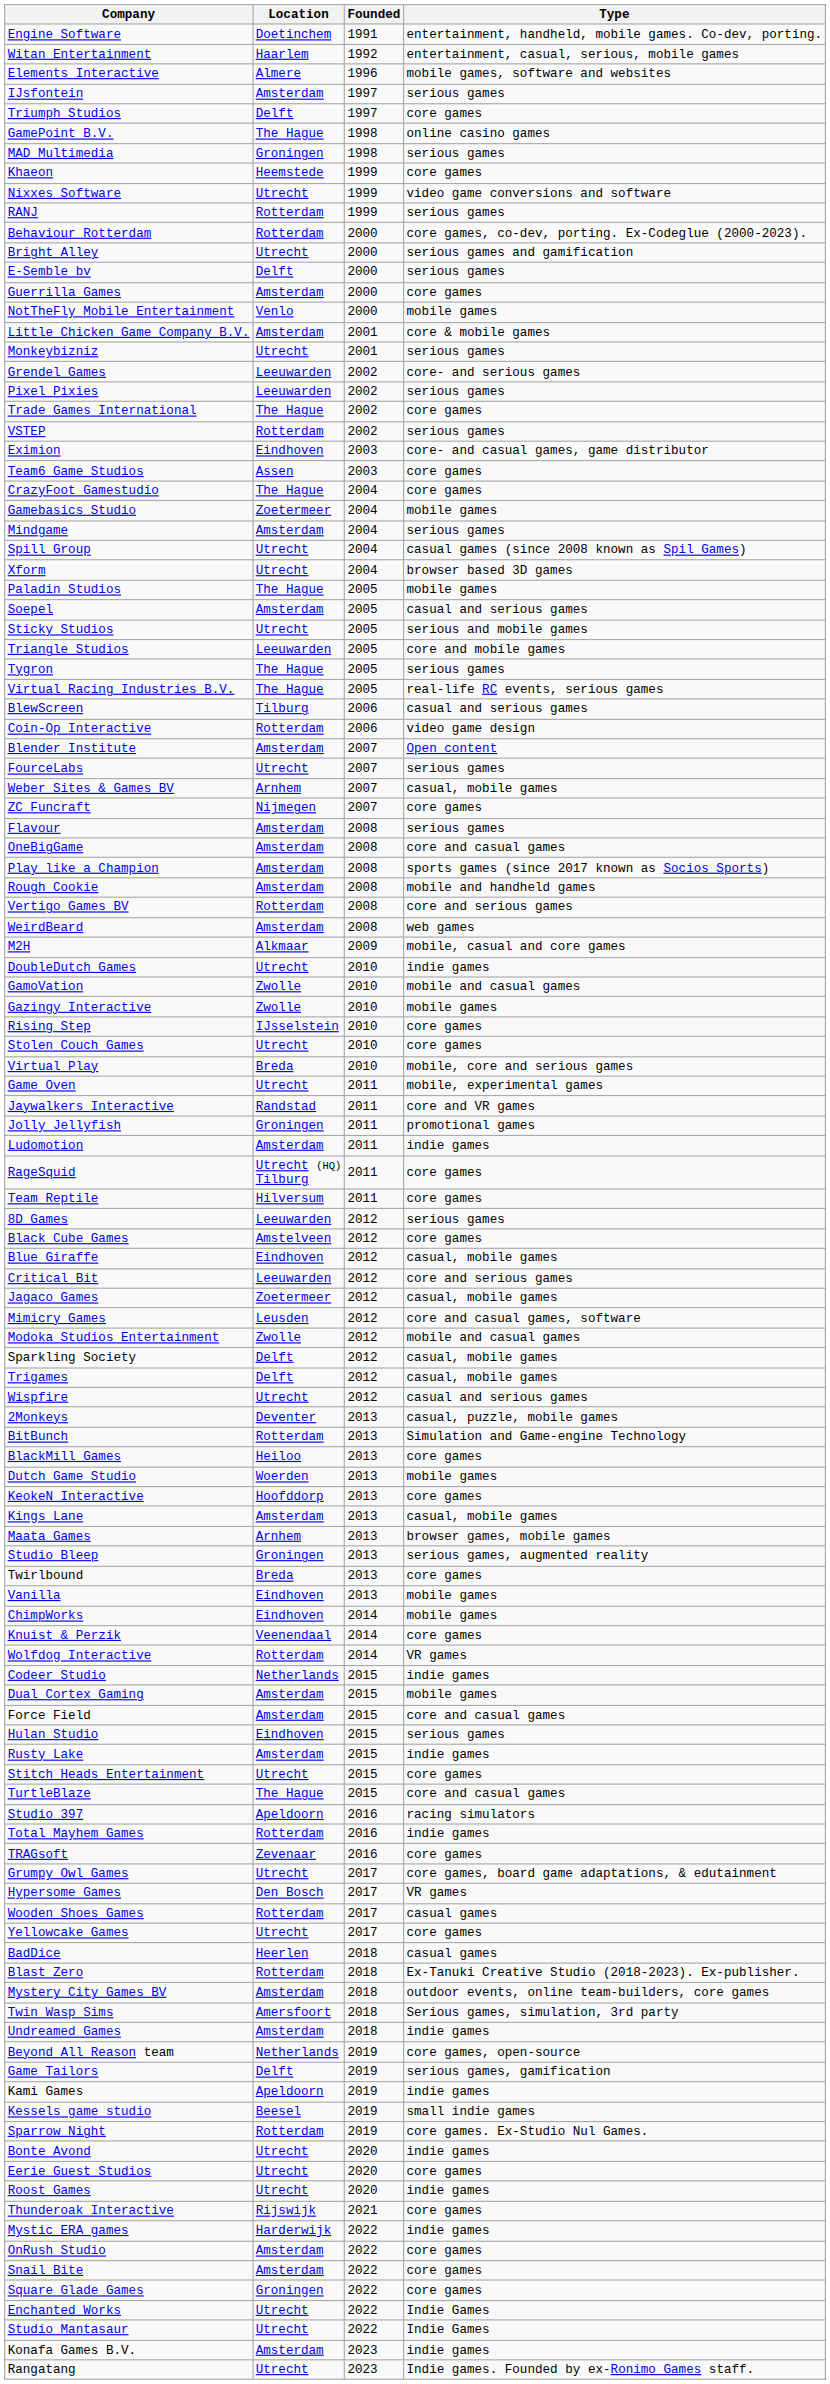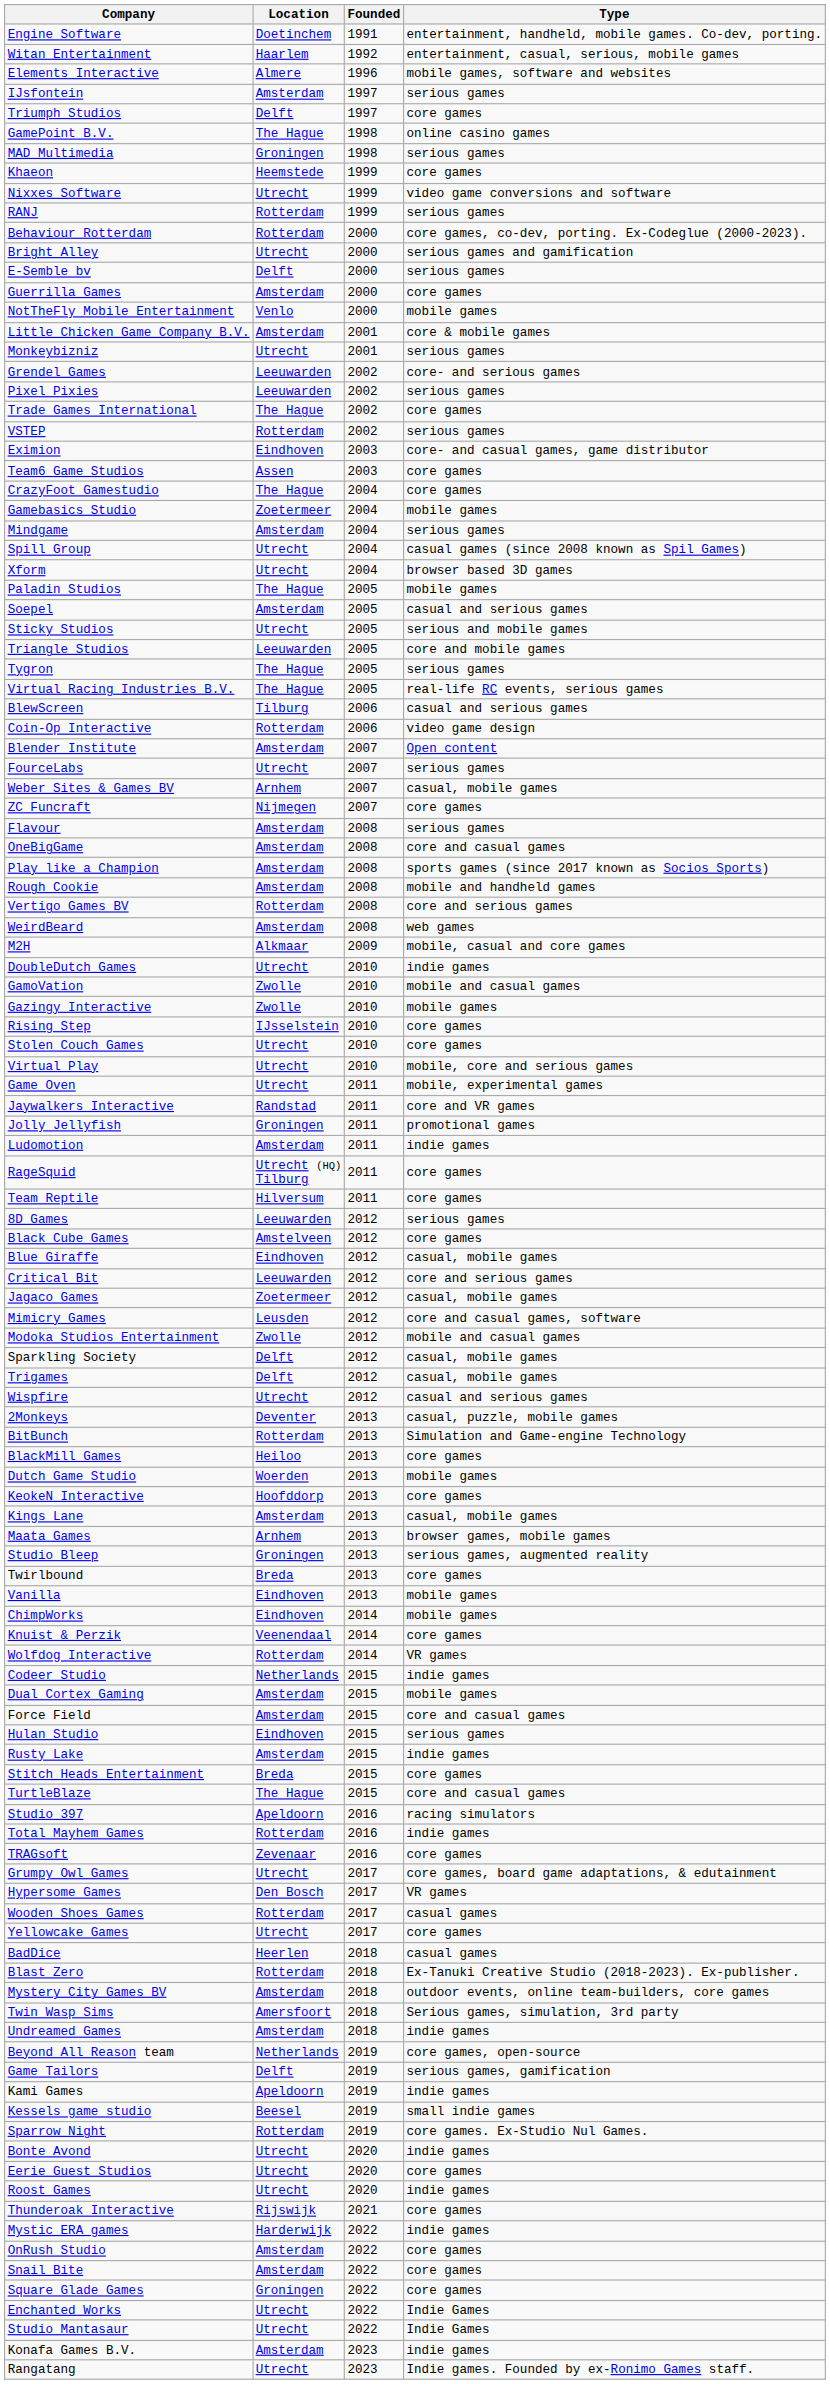(275, 1066) Breda -> (282, 1066) Utrecht
(282, 1774) Utrecht -> (275, 1774) Breda
